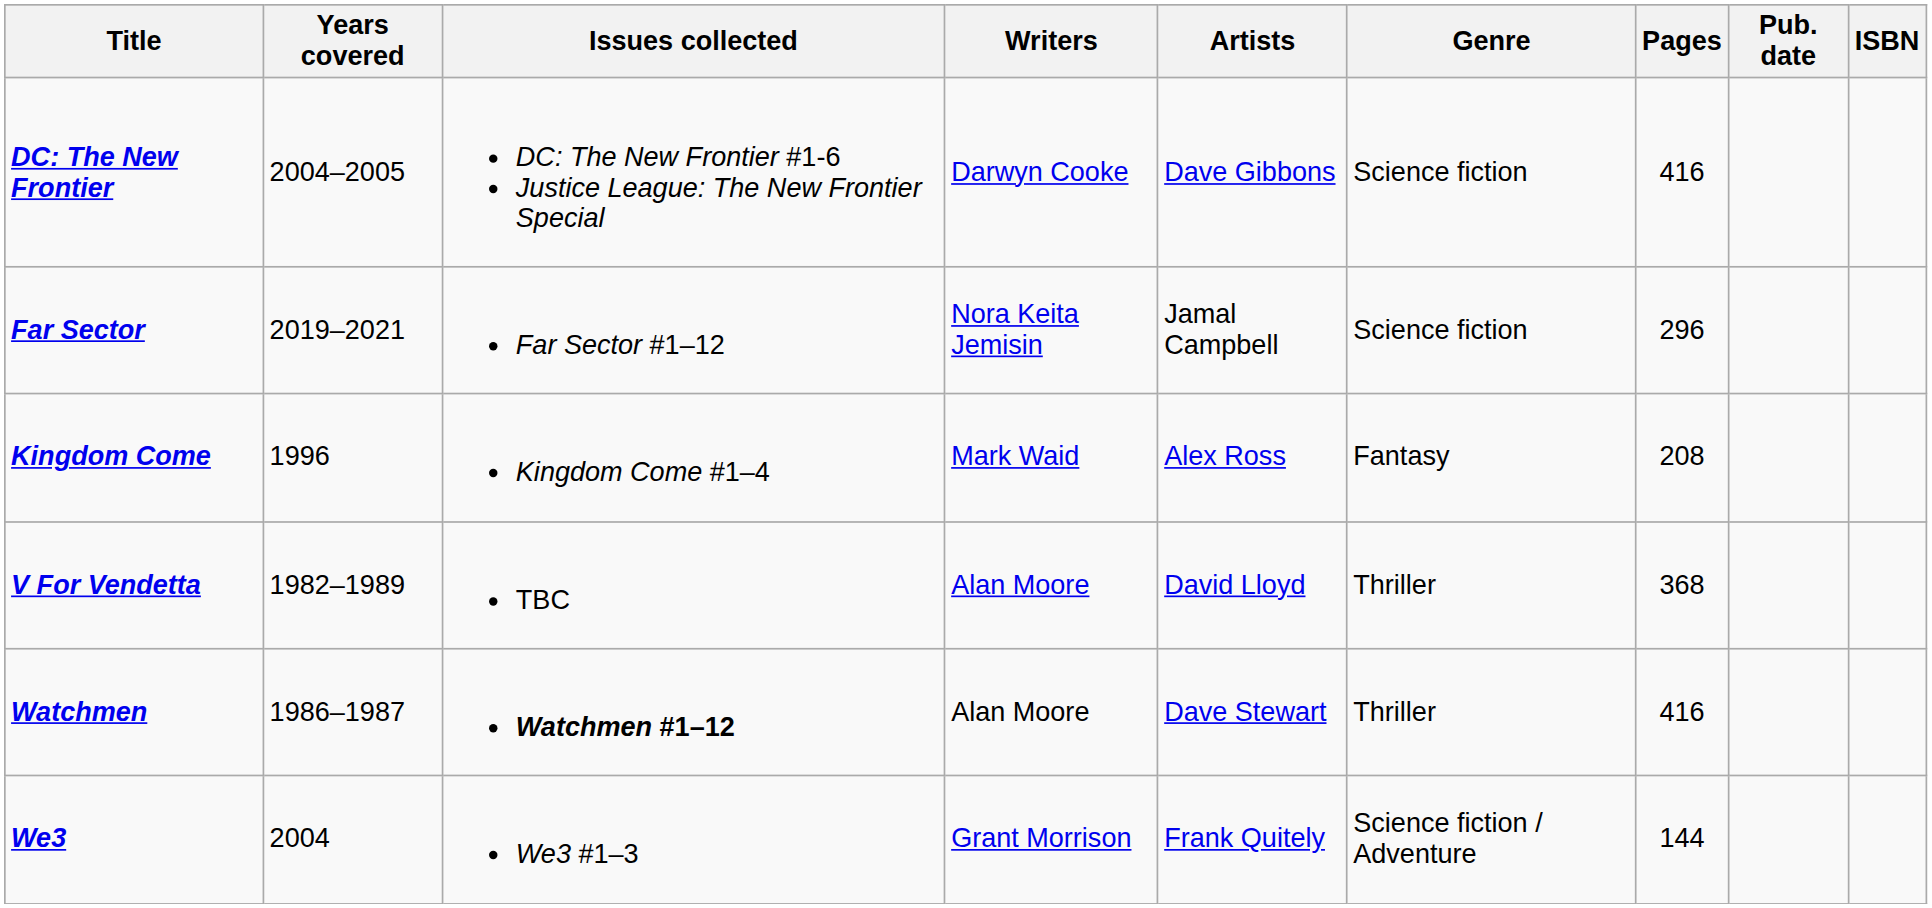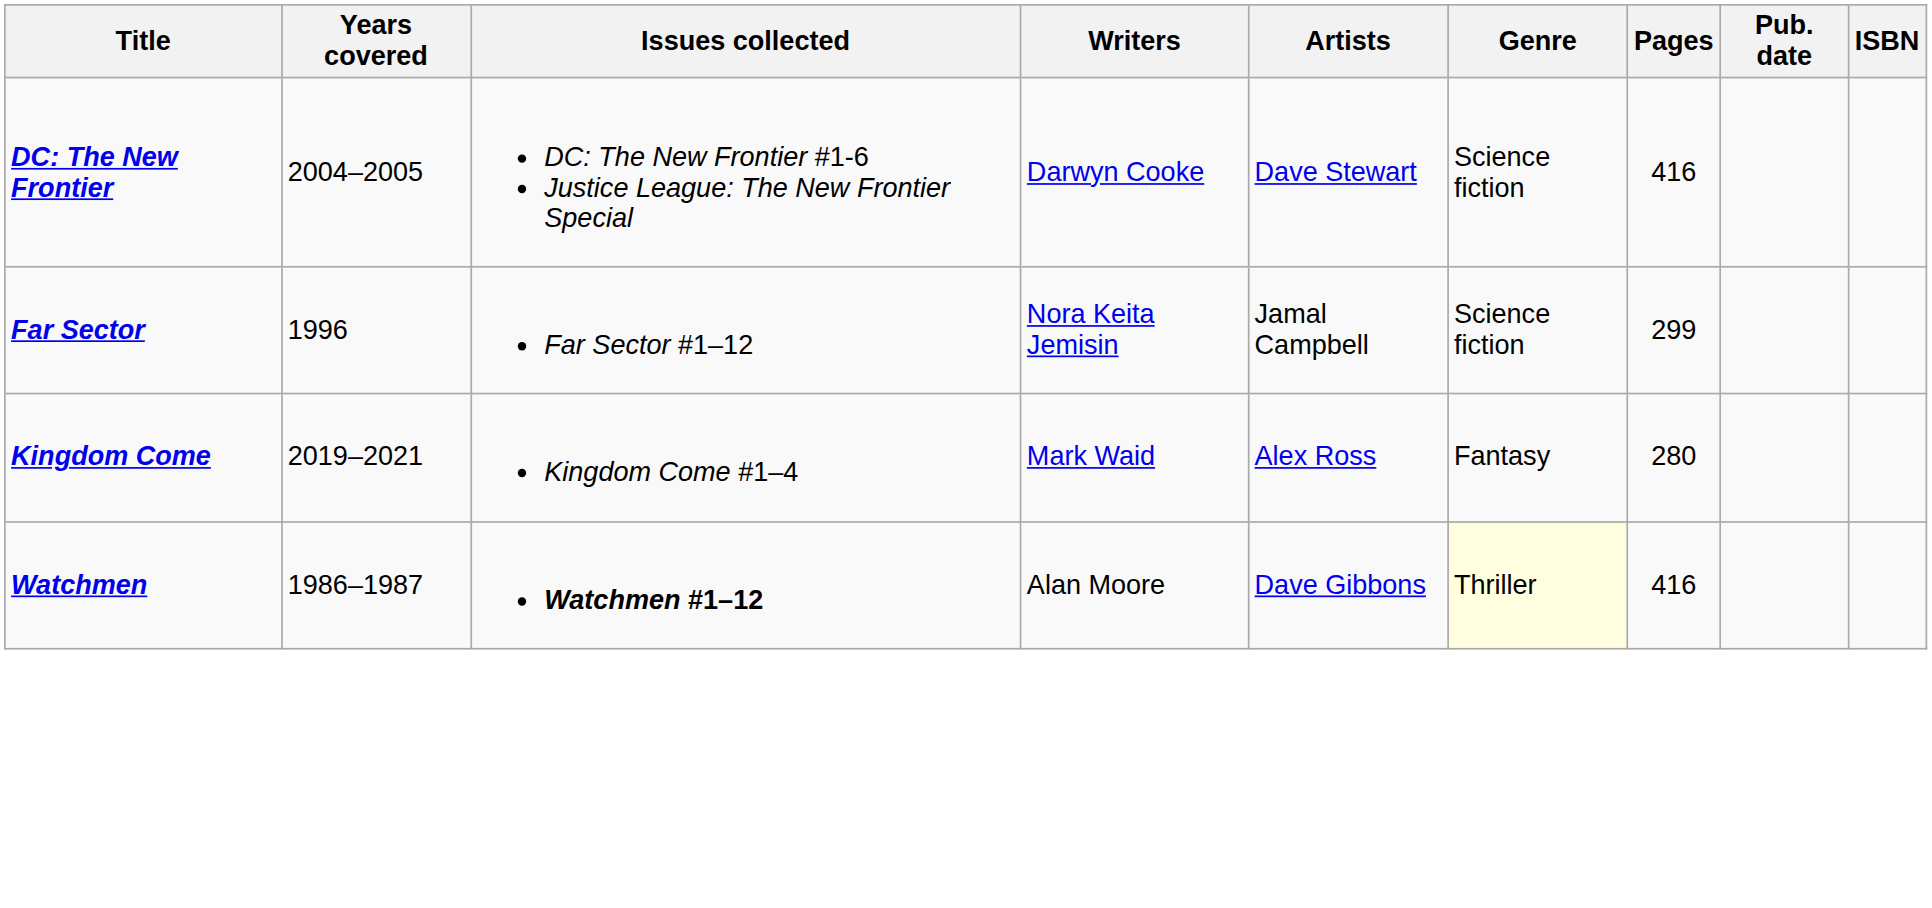(1250, 171) Dave Gibbons -> (1336, 171) Dave Stewart
(337, 329) 2019–2021 -> (318, 329) 1996
(1682, 329) 296 -> (1674, 329) 299
(300, 457) 1996 -> (355, 457) 2019–2021
(1682, 457) 208 -> (1674, 457) 280
- row: (106, 584)
(1245, 711) Dave Stewart -> (1340, 584) Dave Gibbons
(1395, 711) no background -> (1495, 584) lightyellow background
- row: (39, 839)
